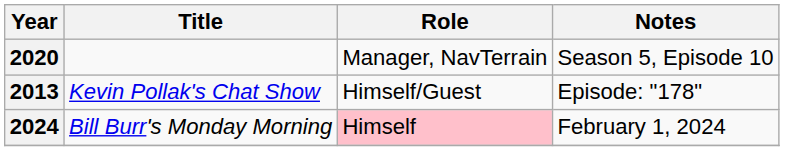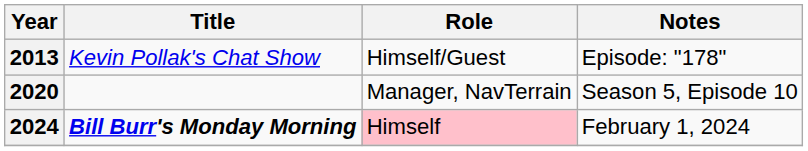rows swapped: (34, 92) <-> (34, 57)
(201, 127) normal -> (213, 127) bold
